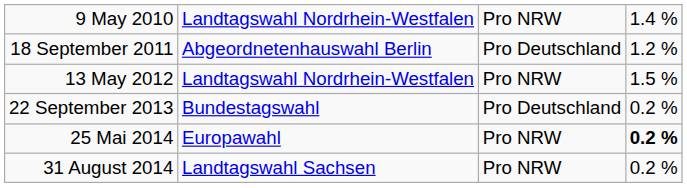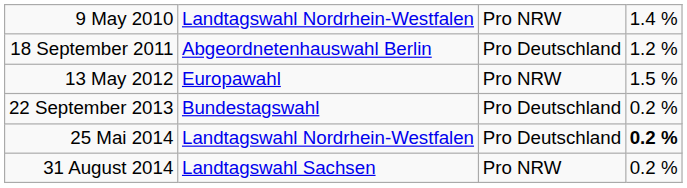(328, 78) Landtagswahl Nordrhein-Westfalen -> (231, 78) Europawahl
(231, 138) Europawahl -> (328, 138) Landtagswahl Nordrhein-Westfalen
(522, 138) Pro NRW -> (552, 138) Pro Deutschland
